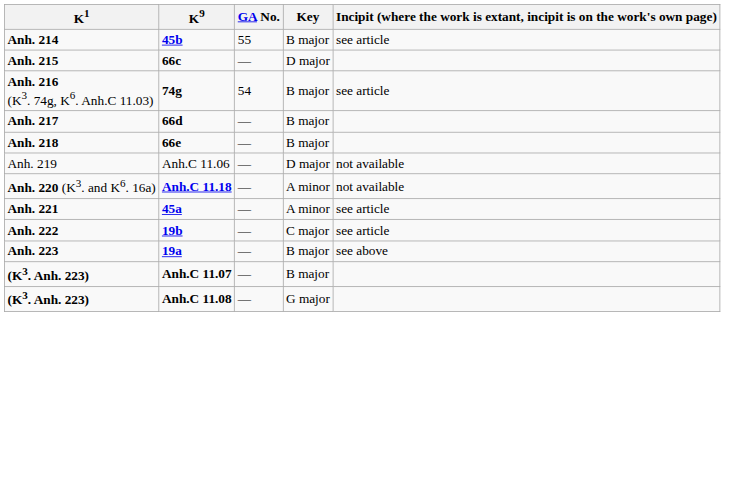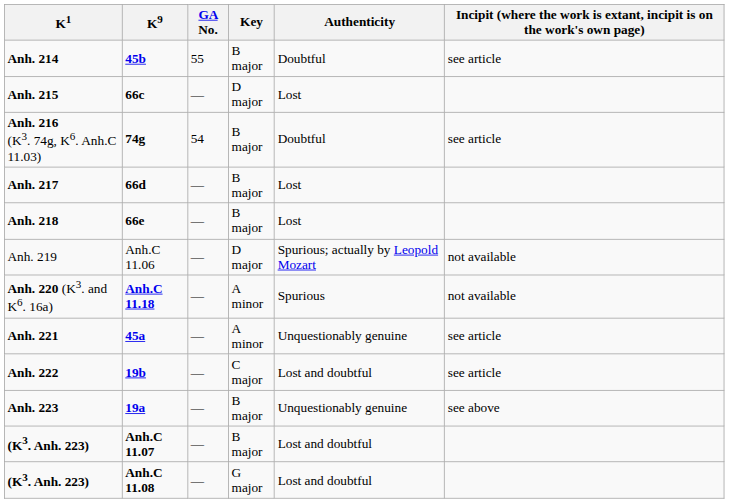+ column: (360, 22)
